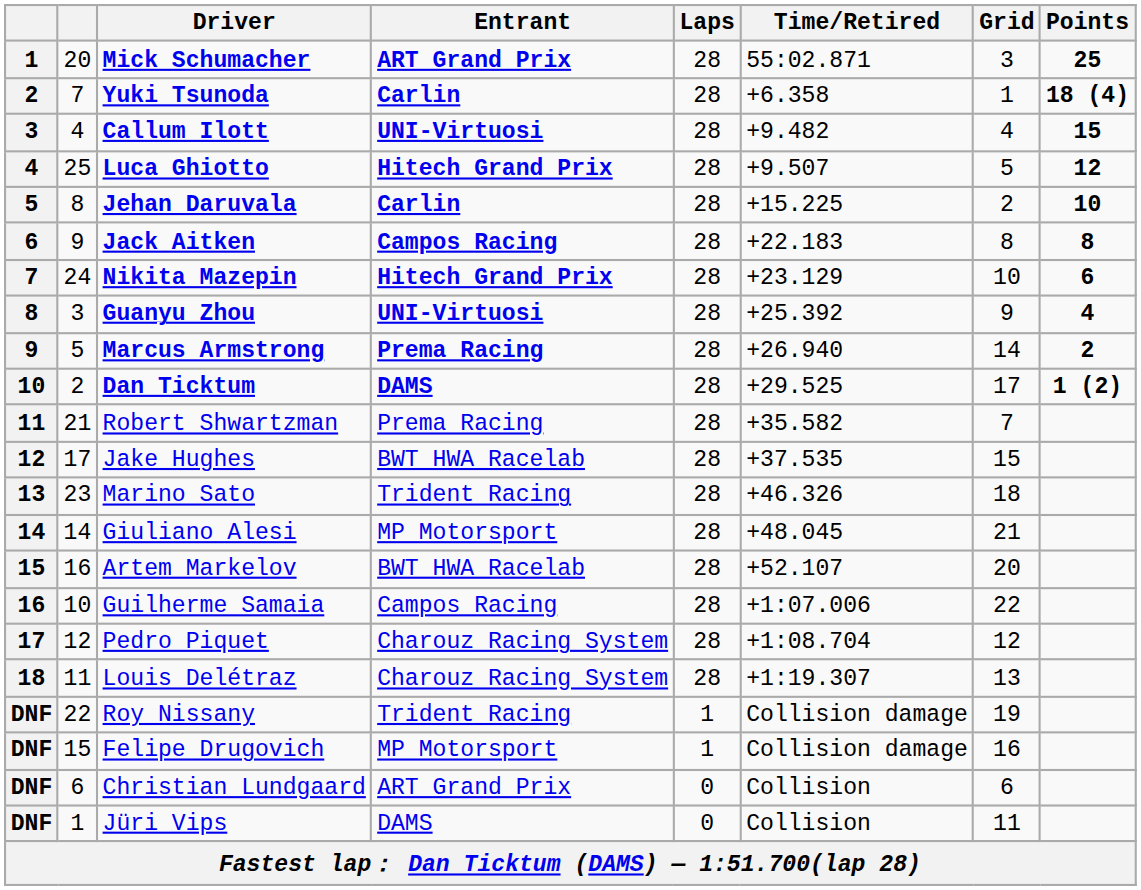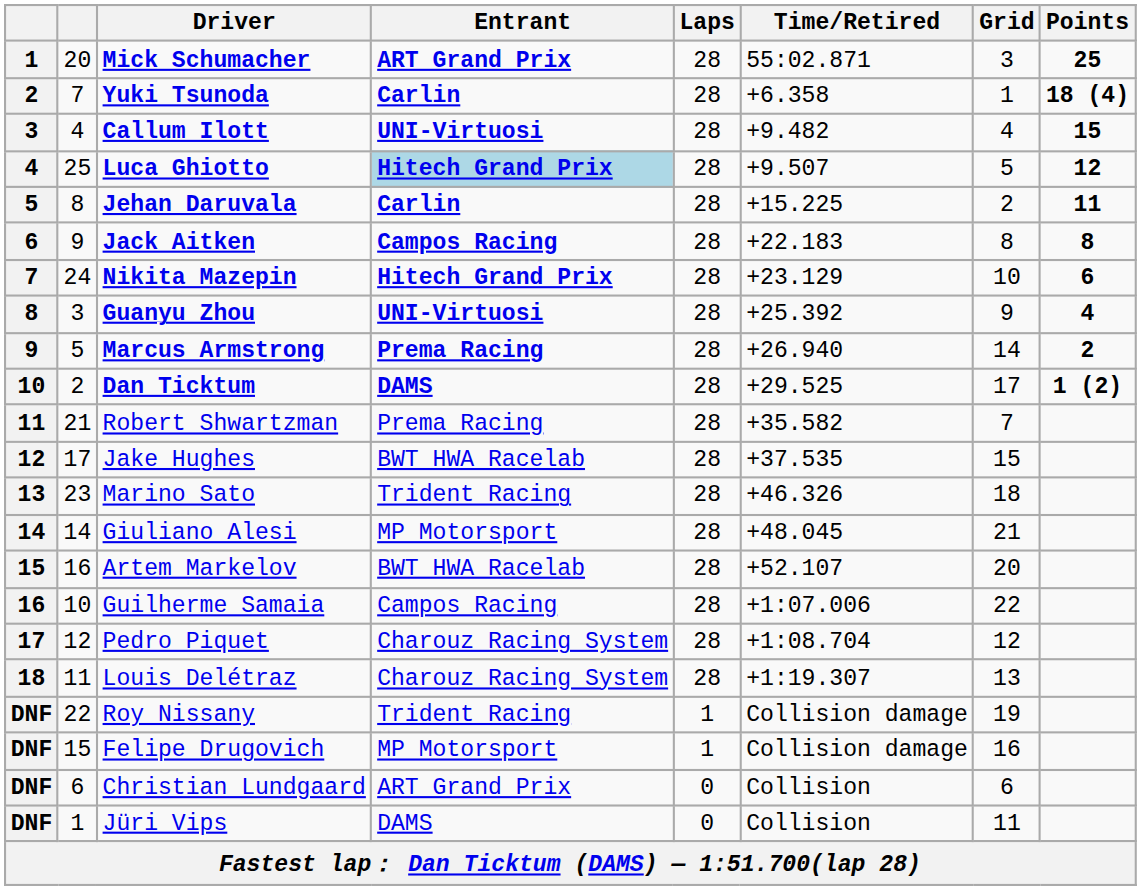(495, 169) no background -> (495, 169) lightblue background
(1087, 205) 10 -> (1087, 205) 11
